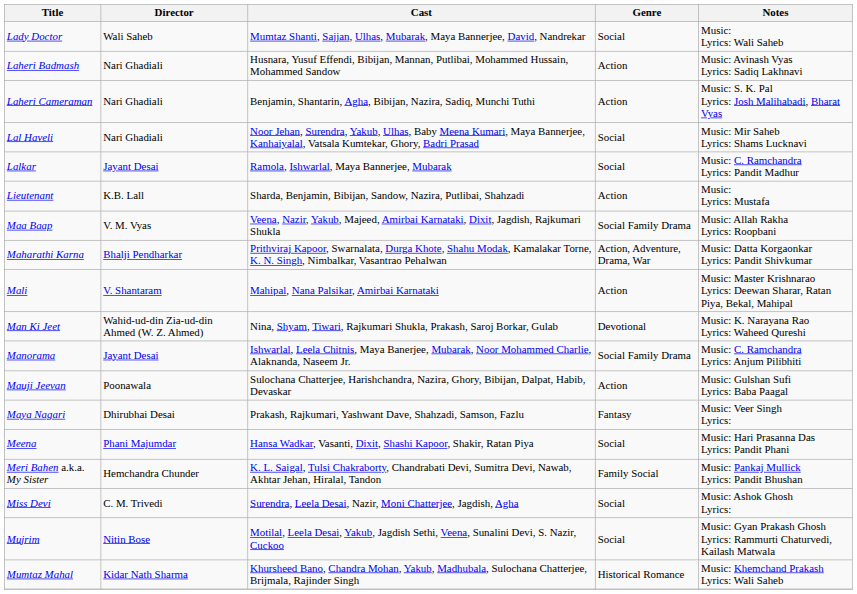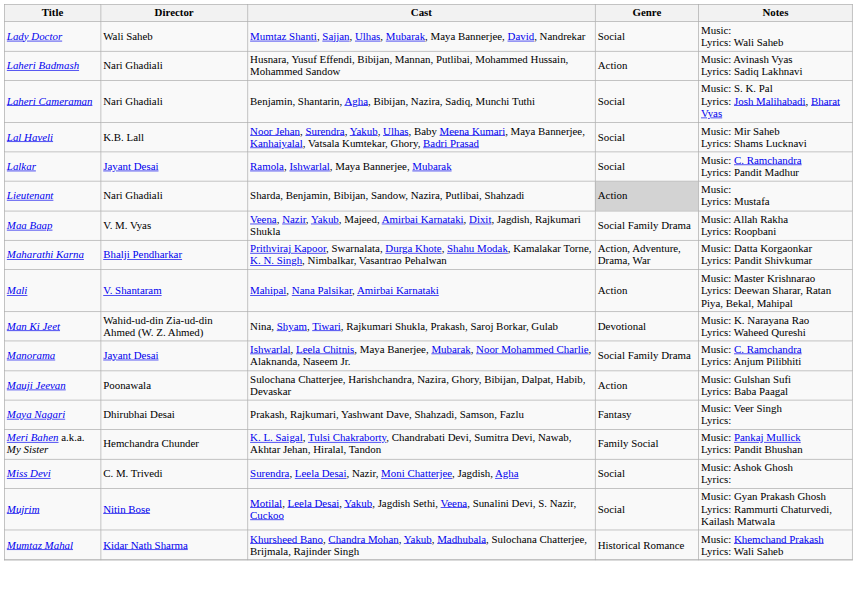(613, 101) Action -> (611, 101) Social
(133, 137) Nari Ghadiali -> (124, 137) K.B. Lall
(124, 196) K.B. Lall -> (133, 196) Nari Ghadiali
(613, 196) no background -> (613, 196) lightgrey background
- row: (22, 444)
